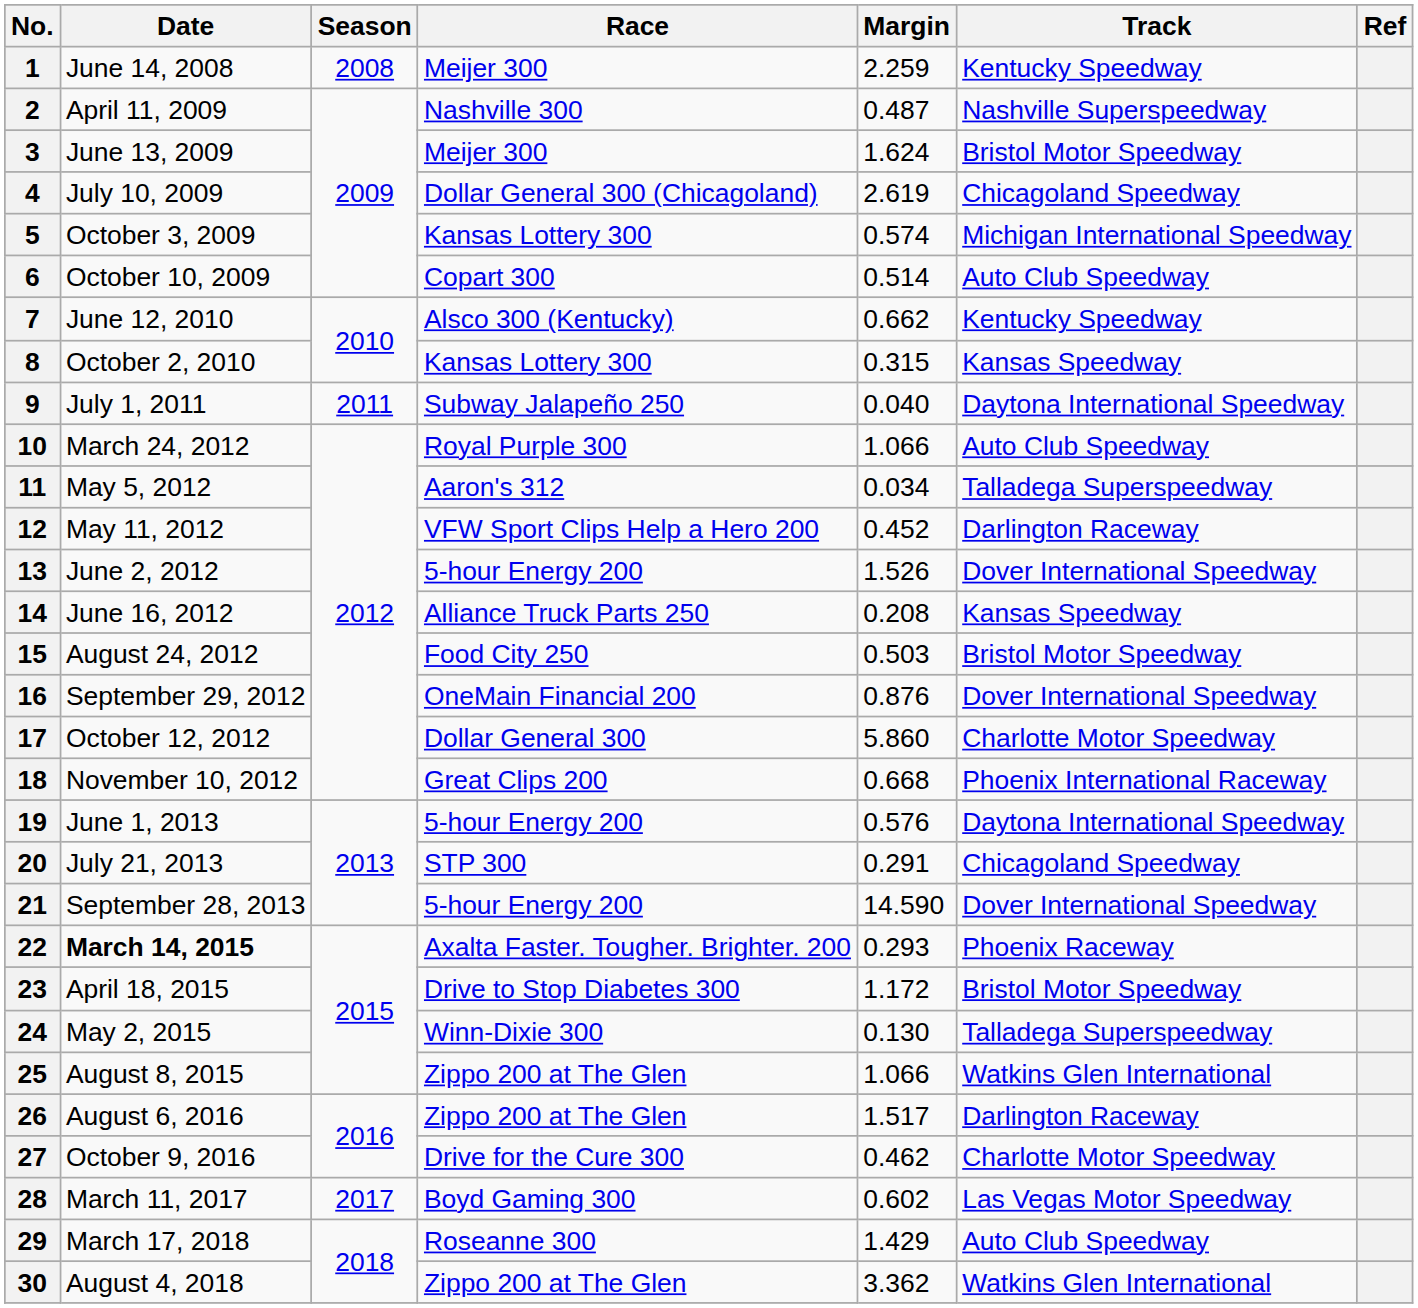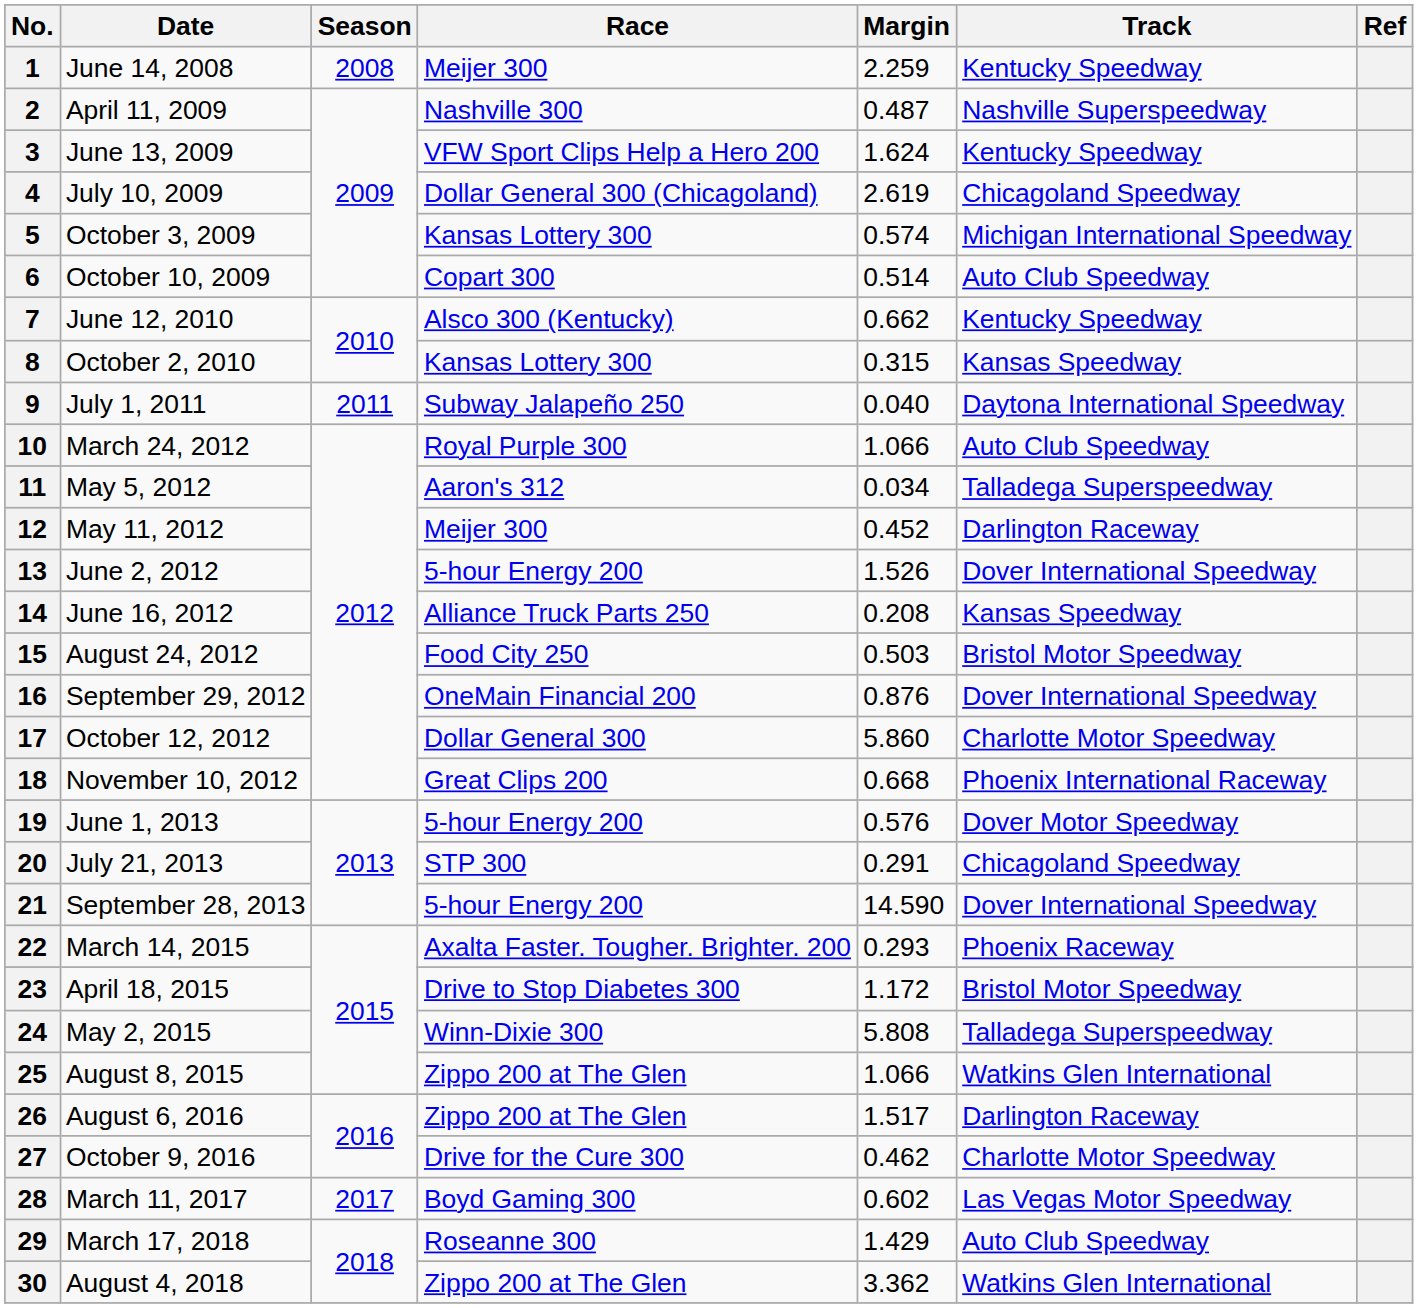(486, 152) Meijer 300 -> (622, 152) VFW Sport Clips Help a Hero 200
(1102, 152) Bristol Motor Speedway -> (1082, 152) Kentucky Speedway
(622, 528) VFW Sport Clips Help a Hero 200 -> (486, 528) Meijer 300
(1153, 821) Daytona International Speedway -> (1100, 821) Dover Motor Speedway
(160, 947) bold -> (158, 947) normal
(896, 1031) 0.130 -> (896, 1031) 5.808
